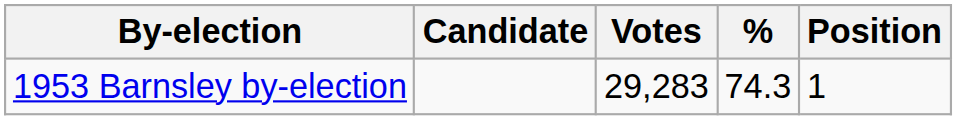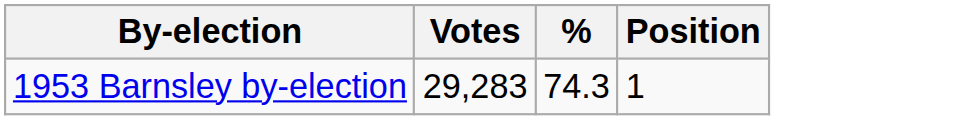- column: (505, 31)
